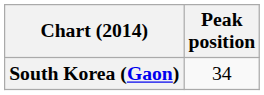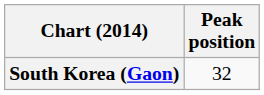(222, 73) 34 -> (222, 73) 32
